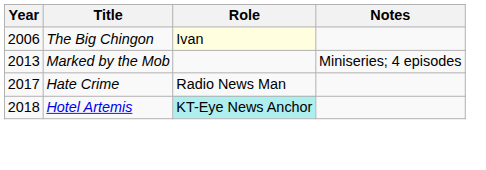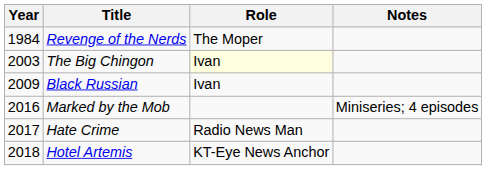+ row: (116, 38)
(24, 38) 2006 -> (24, 61) 2003
+ row: (92, 84)
(24, 61) 2013 -> (24, 107) 2016
(244, 107) paleturquoise background -> (261, 152) no background
